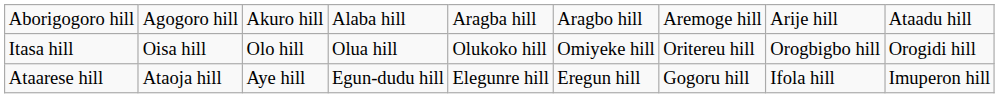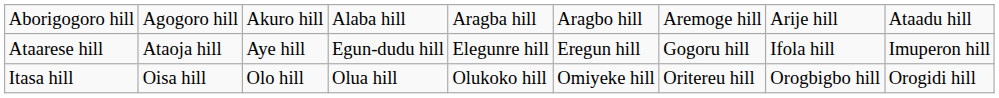rows swapped: (56, 78) <-> (41, 48)
